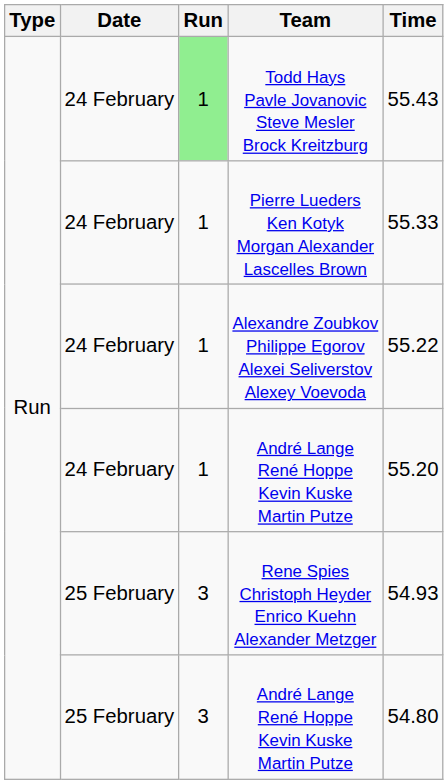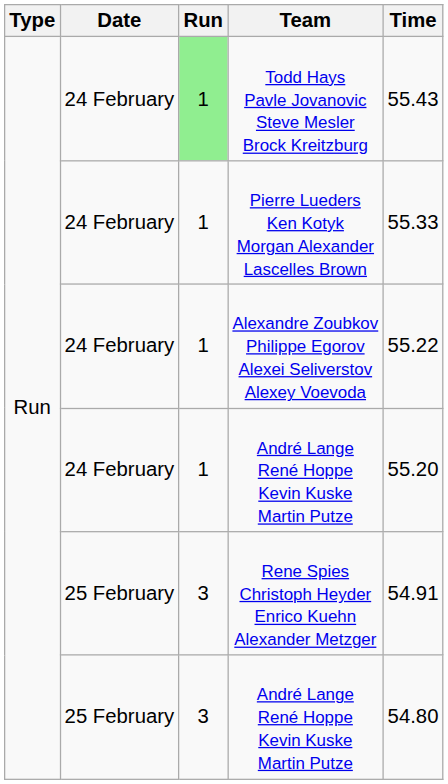(413, 593) 54.93 -> (413, 593) 54.91
